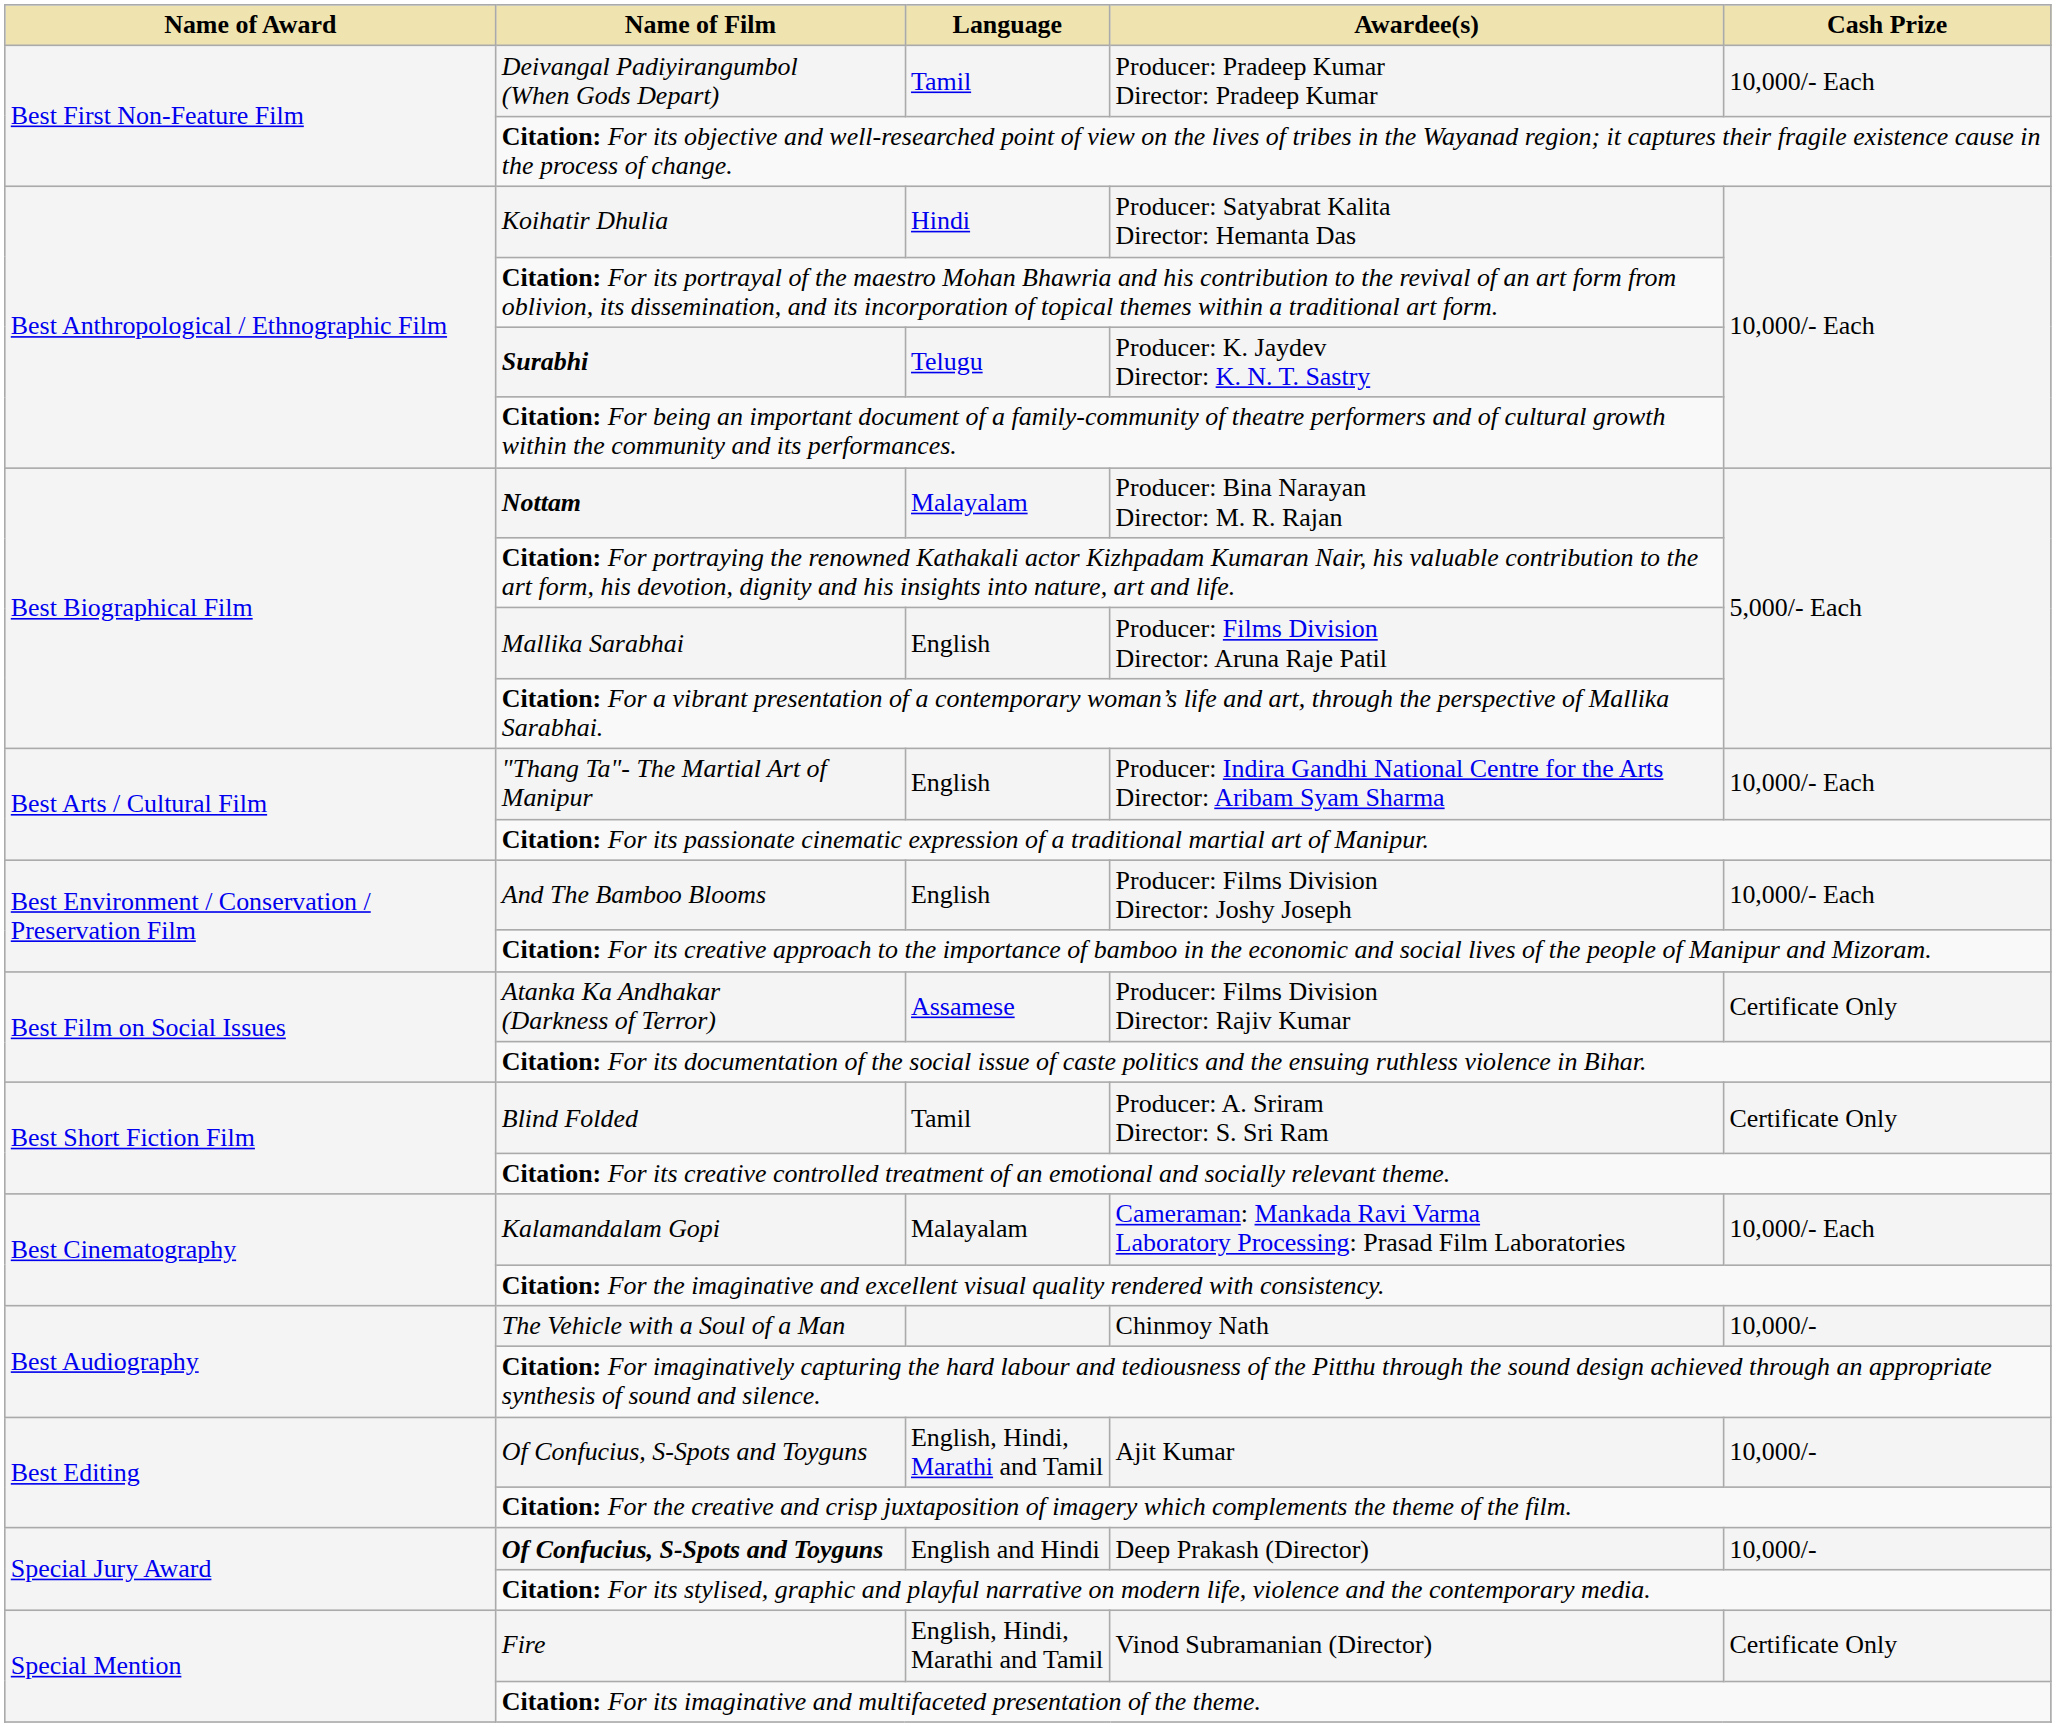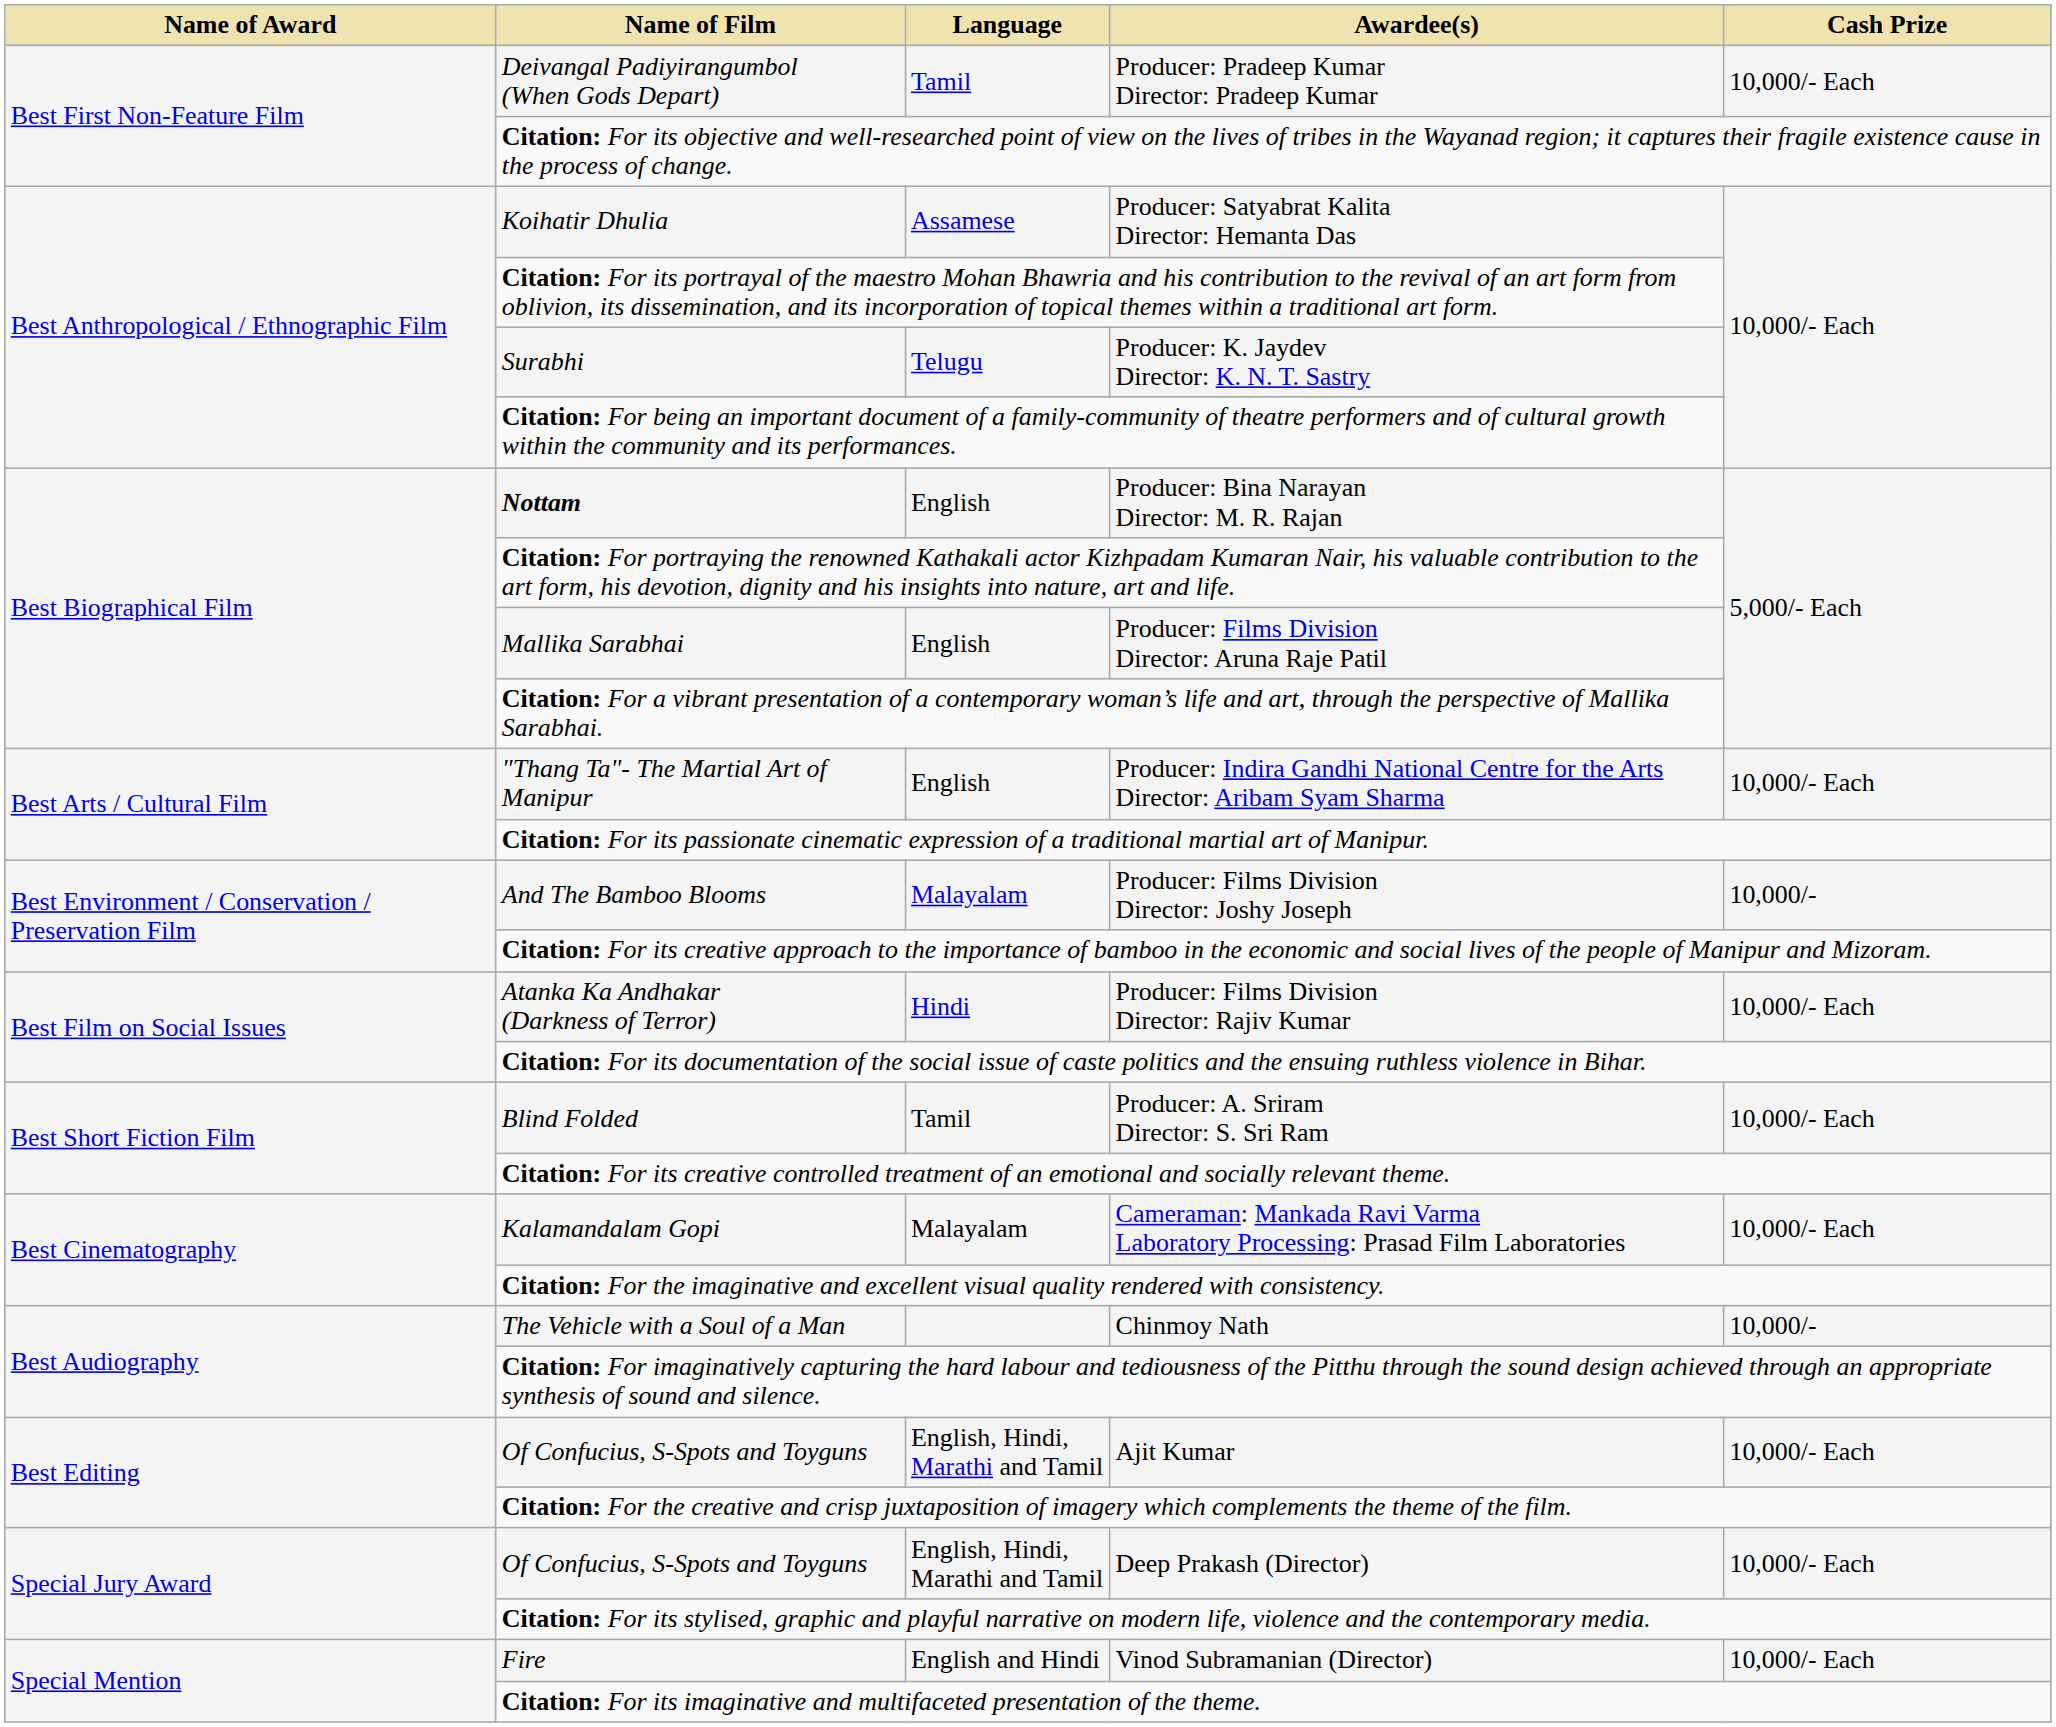(941, 221) Hindi -> (963, 221) Assamese
(545, 361) bold -> (543, 361) normal
(969, 502) Malayalam -> (951, 502) English
(951, 894) English -> (969, 894) Malayalam
(1802, 894) 10,000/- Each -> (1773, 894) 10,000/-
(963, 1006) Assamese -> (941, 1006) Hindi
(1813, 1006) Certificate Only -> (1802, 1006) 10,000/- Each
(1813, 1117) Certificate Only -> (1802, 1117) 10,000/- Each
(1773, 1451) 10,000/- -> (1802, 1451) 10,000/- Each
(693, 1548) bold -> (685, 1563) normal
(1005, 1548) English and Hindi -> (1007, 1563) English, Hindi, Marathi and Tamil
(1773, 1548) 10,000/- -> (1802, 1563) 10,000/- Each
(1007, 1645) English, Hindi, Marathi and Tamil -> (1005, 1659) English and Hindi
(1813, 1645) Certificate Only -> (1802, 1659) 10,000/- Each
